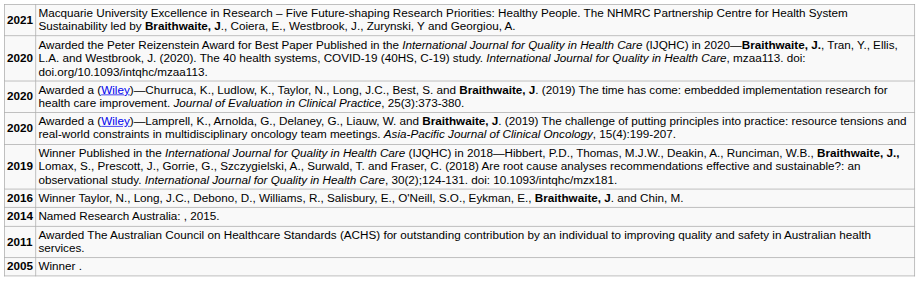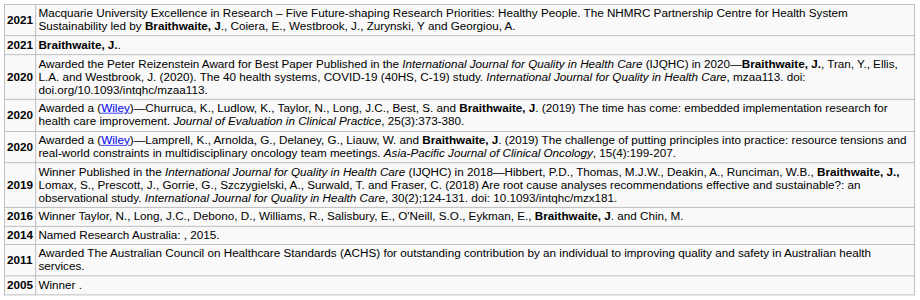+ row: (80, 45)
